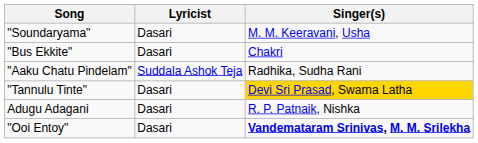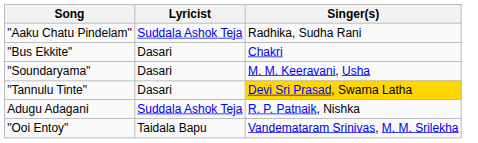rows swapped: (49, 33) <-> (69, 71)
(155, 109) Dasari -> (190, 109) Suddala Ashok Teja
(155, 128) Dasari -> (172, 128) Taidala Bapu
(359, 128) bold -> (353, 128) normal
